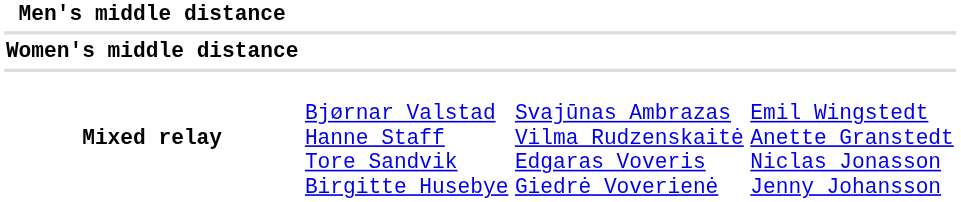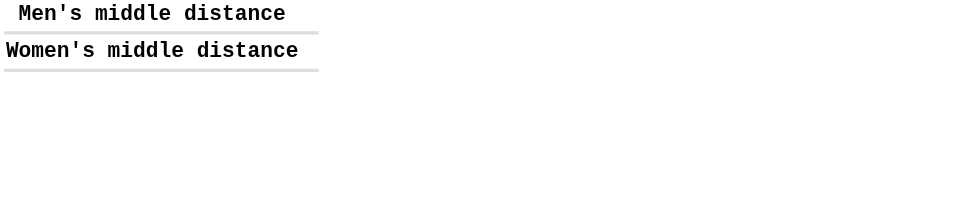- row: (152, 138)
